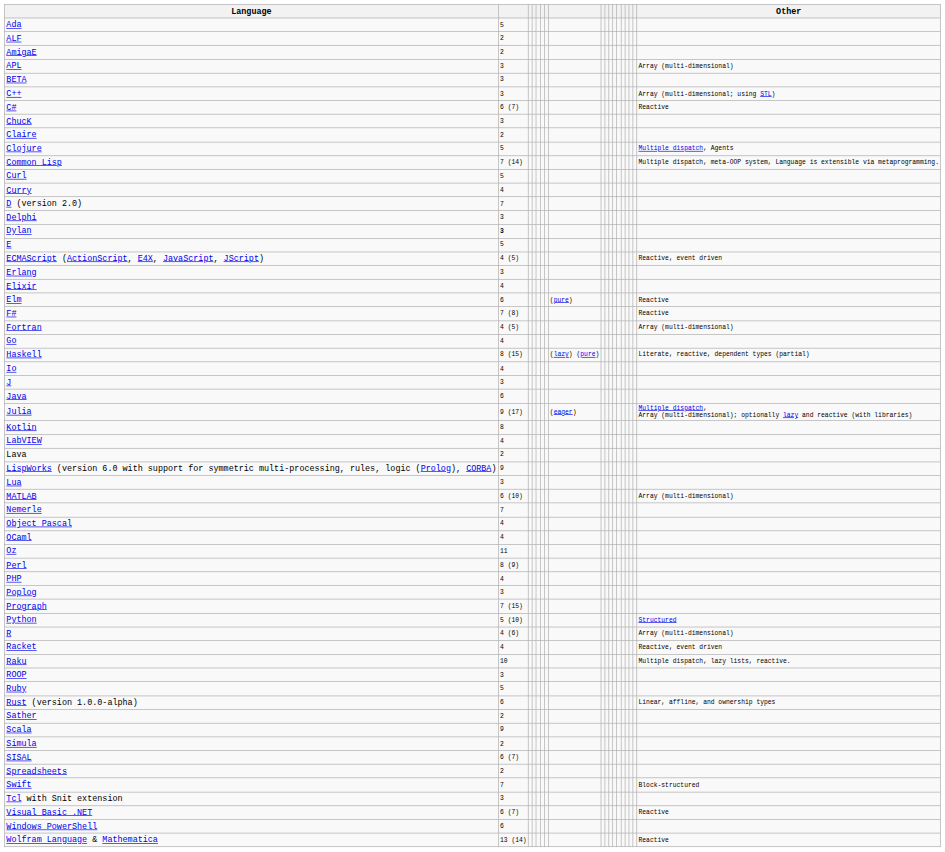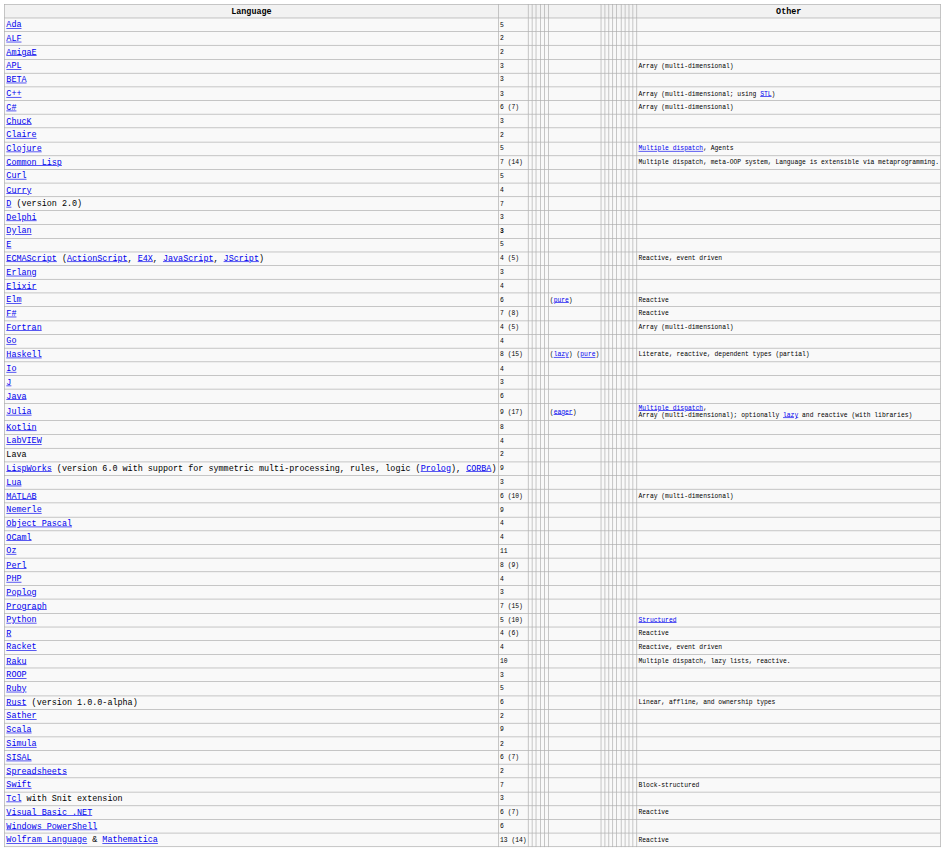(654, 107) Reactive -> (686, 107) Array (multi-dimensional)
(502, 510) 7 -> (502, 510) 9
(686, 633) Array (multi-dimensional) -> (654, 633) Reactive
